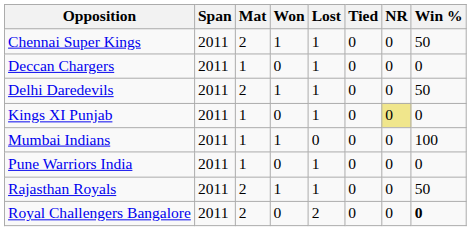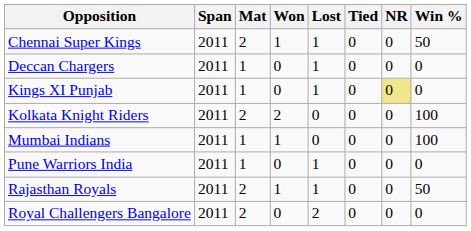- row: (61, 90)
+ row: (78, 115)
(419, 213) bold -> (419, 213) normal
